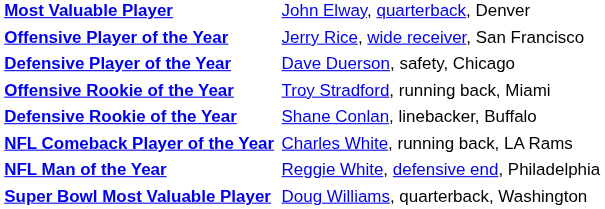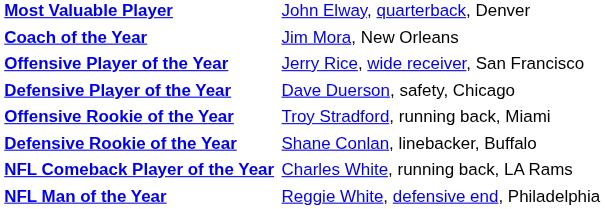+ row: (76, 37)
- row: (138, 196)
